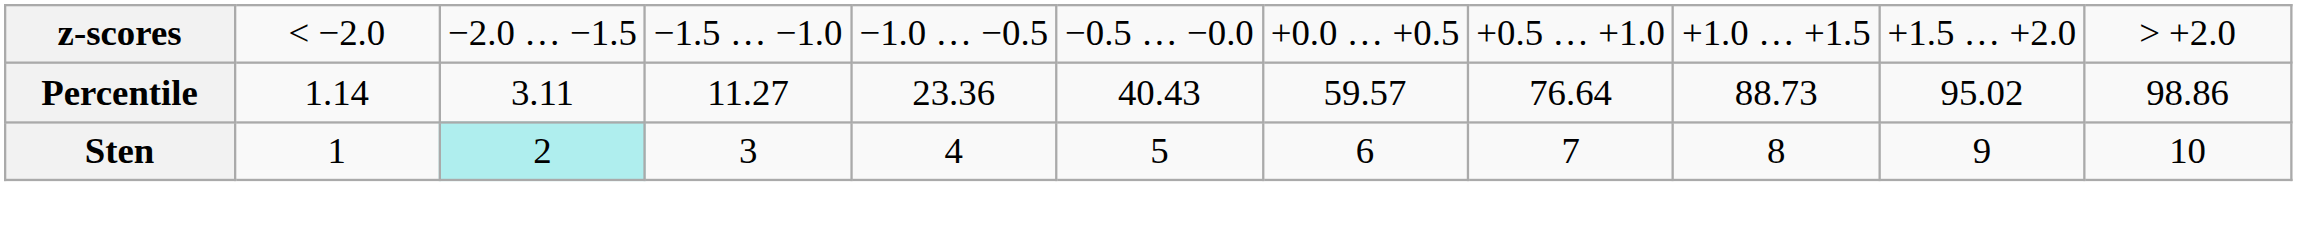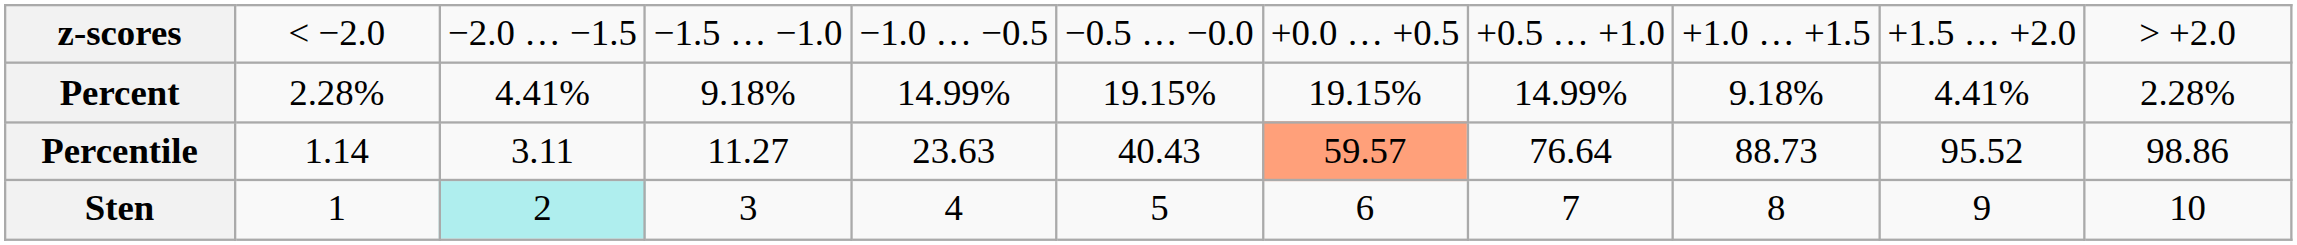+ row: (120, 92)
(954, 92) 23.36 -> (954, 150) 23.63
(1365, 92) no background -> (1365, 150) lightsalmon background
(1982, 92) 95.02 -> (1982, 150) 95.52
